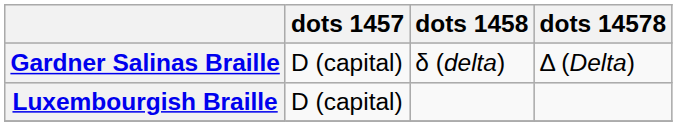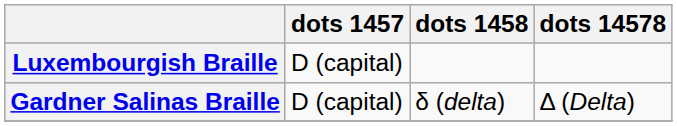rows swapped: (145, 62) <-> (145, 101)
